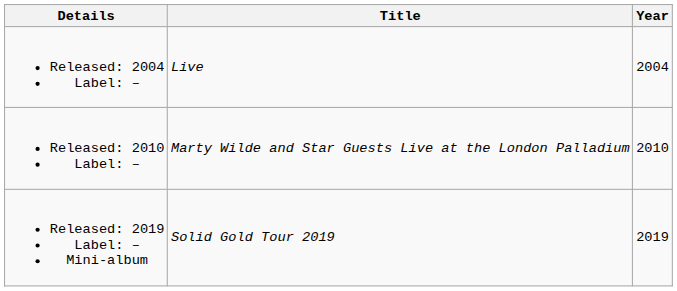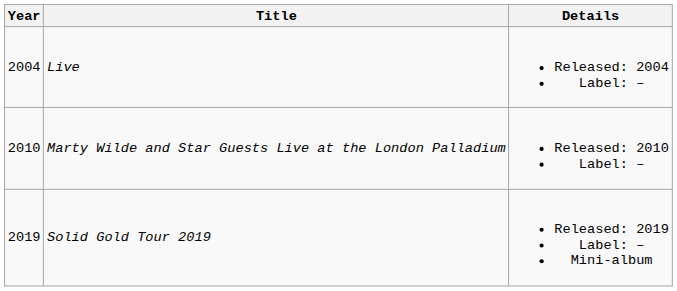columns swapped: (653, 16) <-> (86, 16)
